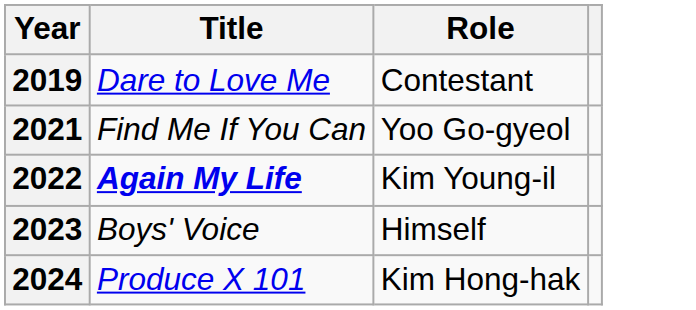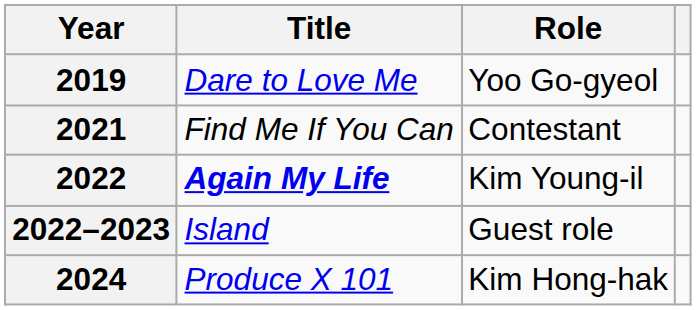(457, 79) Contestant -> (563, 79) Yoo Go-gyeol
(476, 129) Yoo Go-gyeol -> (545, 129) Contestant
+ row: (91, 229)
- row: (47, 229)
